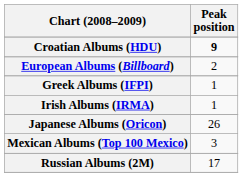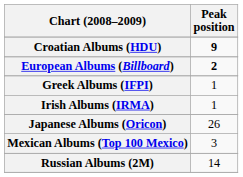(214, 66) normal -> (214, 66) bold
(214, 162) 17 -> (214, 162) 14
